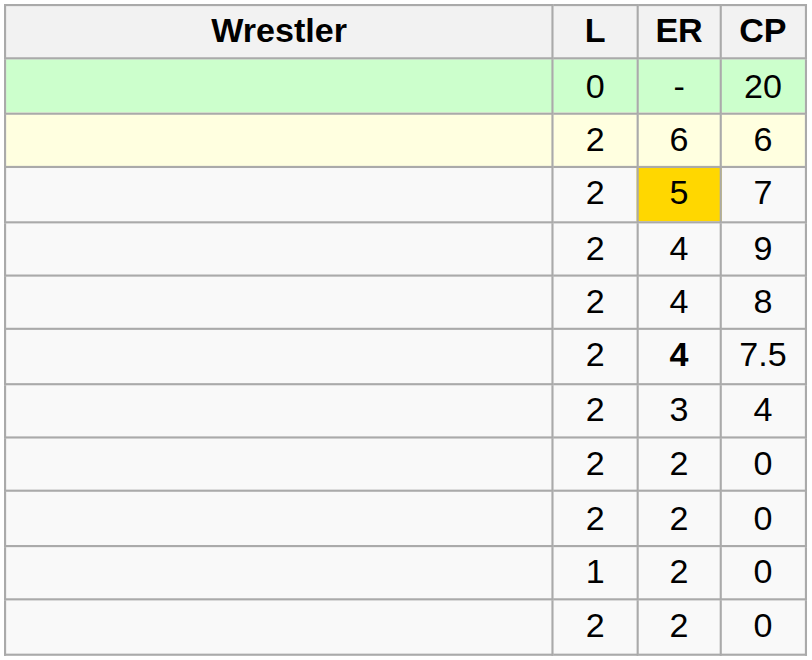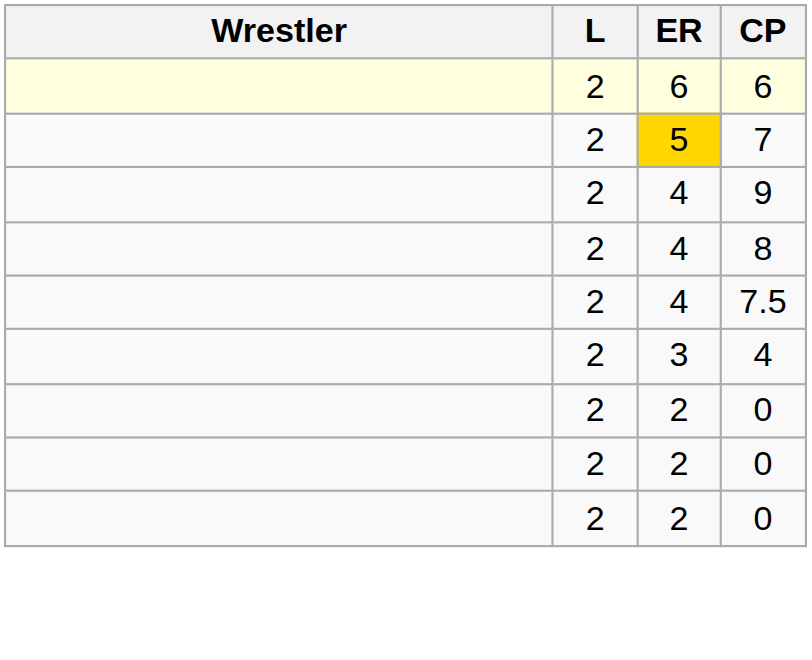- row: (595, 85)
(679, 355) bold -> (679, 301) normal
- row: (595, 572)
